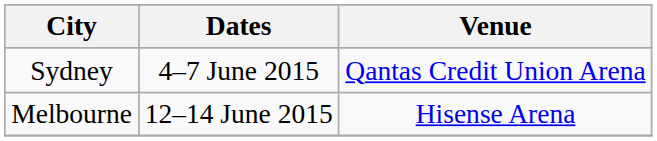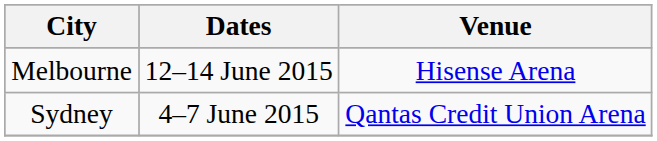rows swapped: (72, 69) <-> (72, 113)
